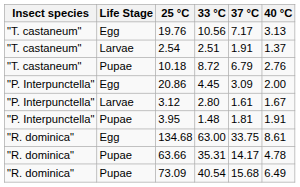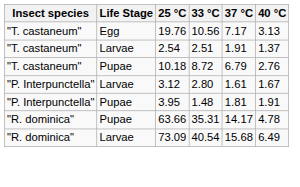- row: (172, 84)
- row: (175, 137)
(116, 173) Pupae -> (117, 137) Larvae
